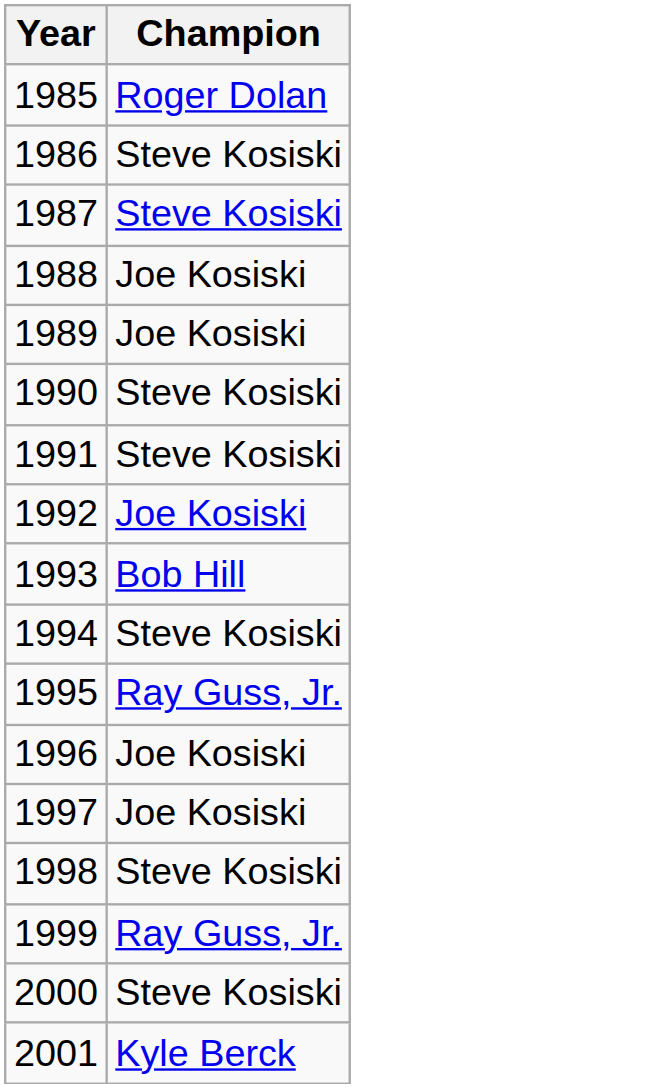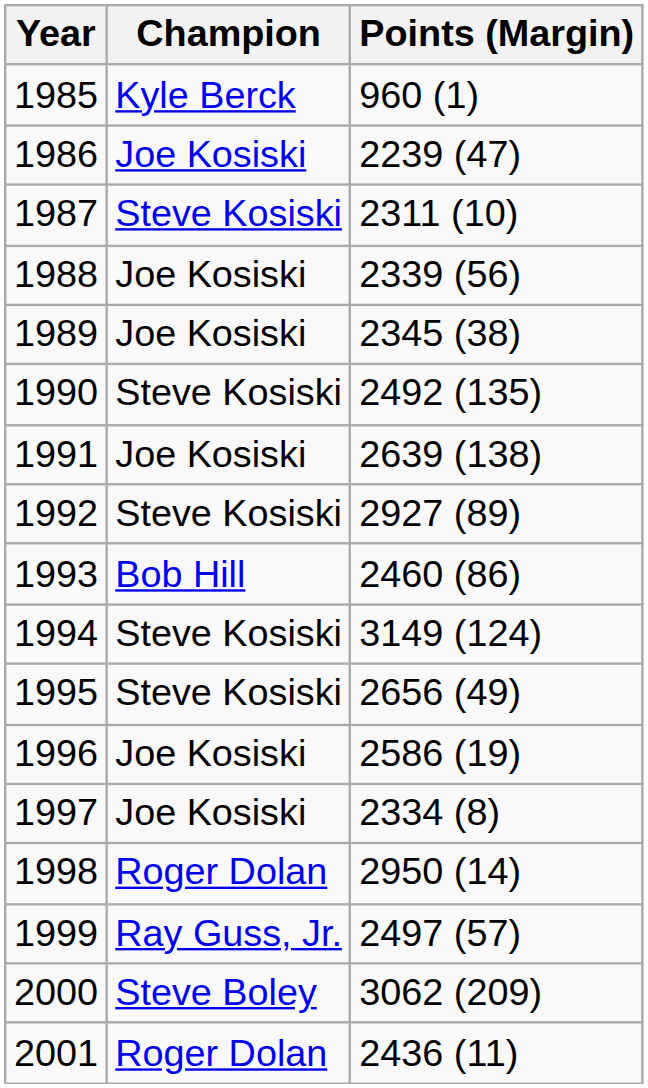+ column: (497, 34)
(221, 94) Roger Dolan -> (206, 94) Kyle Berck
(229, 154) Steve Kosiski -> (211, 154) Joe Kosiski
(229, 453) Steve Kosiski -> (211, 453) Joe Kosiski
(211, 513) Joe Kosiski -> (229, 513) Steve Kosiski
(229, 693) Ray Guss, Jr. -> (229, 693) Steve Kosiski
(229, 872) Steve Kosiski -> (221, 872) Roger Dolan
(229, 992) Steve Kosiski -> (216, 992) Steve Boley
(206, 1052) Kyle Berck -> (221, 1052) Roger Dolan
